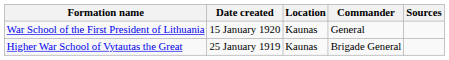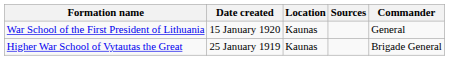columns swapped: (366, 13) <-> (424, 13)
